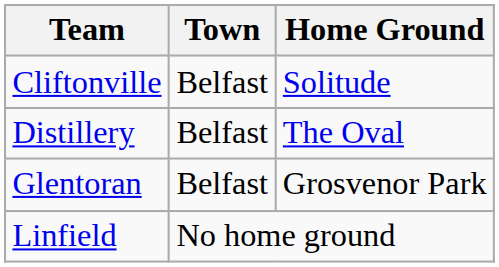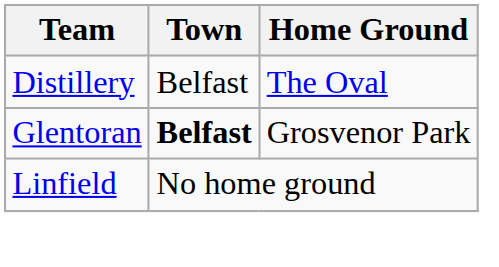- row: (87, 81)
(222, 183) normal -> (204, 132) bold
